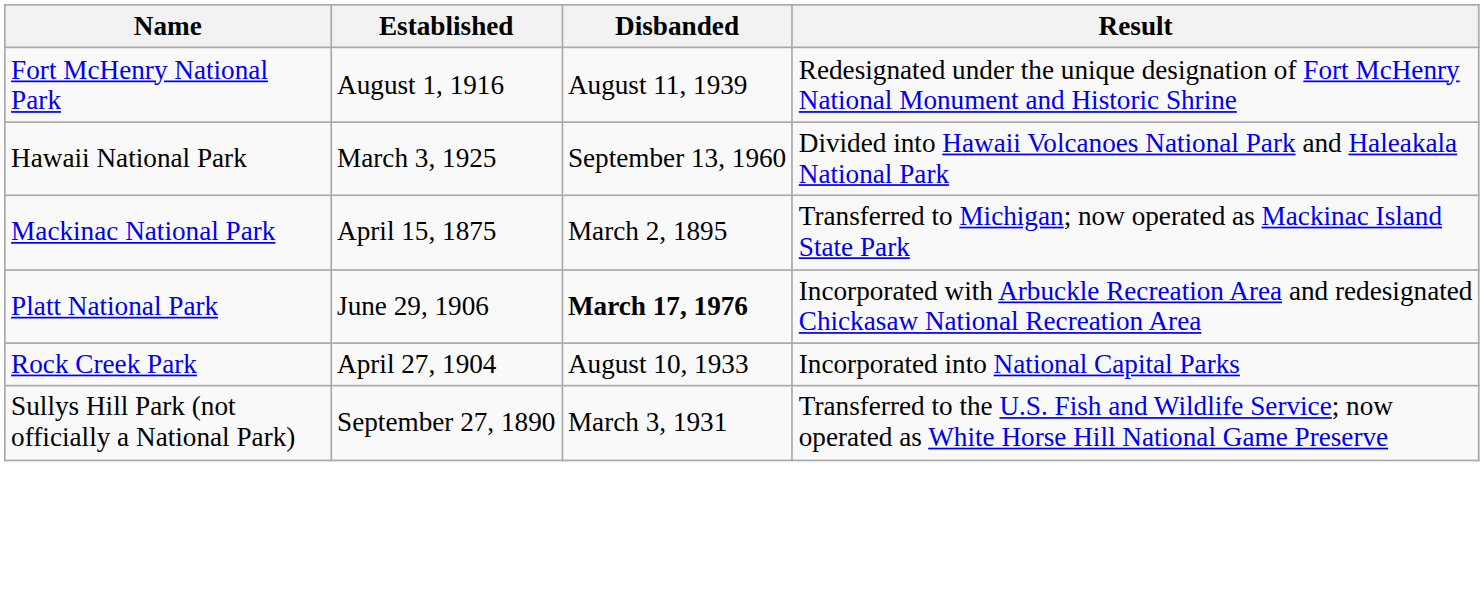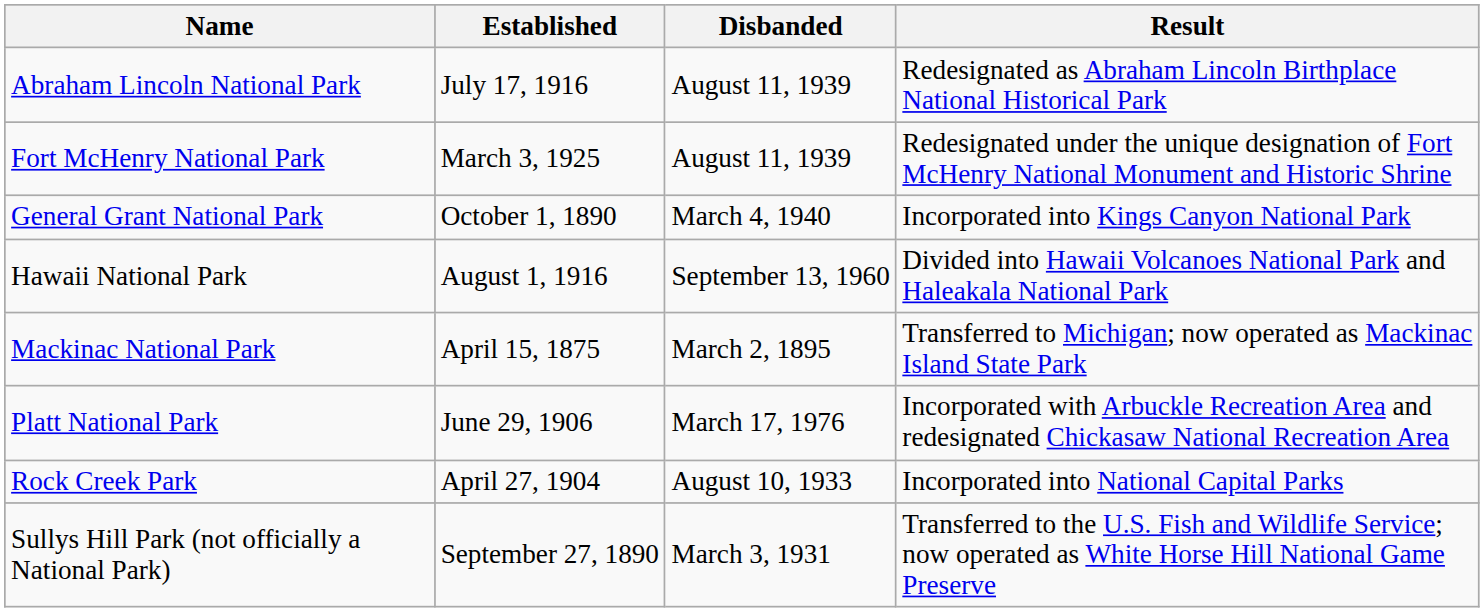+ row: (186, 84)
(421, 84) August 1, 1916 -> (520, 158) March 3, 1925
+ row: (167, 216)
(417, 158) March 3, 1925 -> (524, 275) August 1, 1916
(658, 305) bold -> (758, 422) normal
